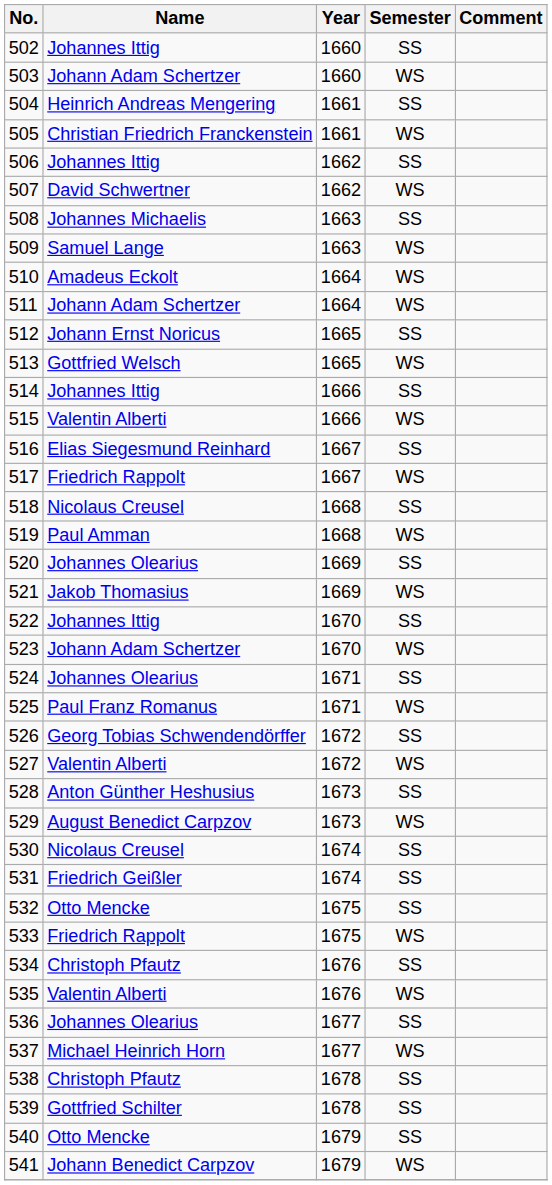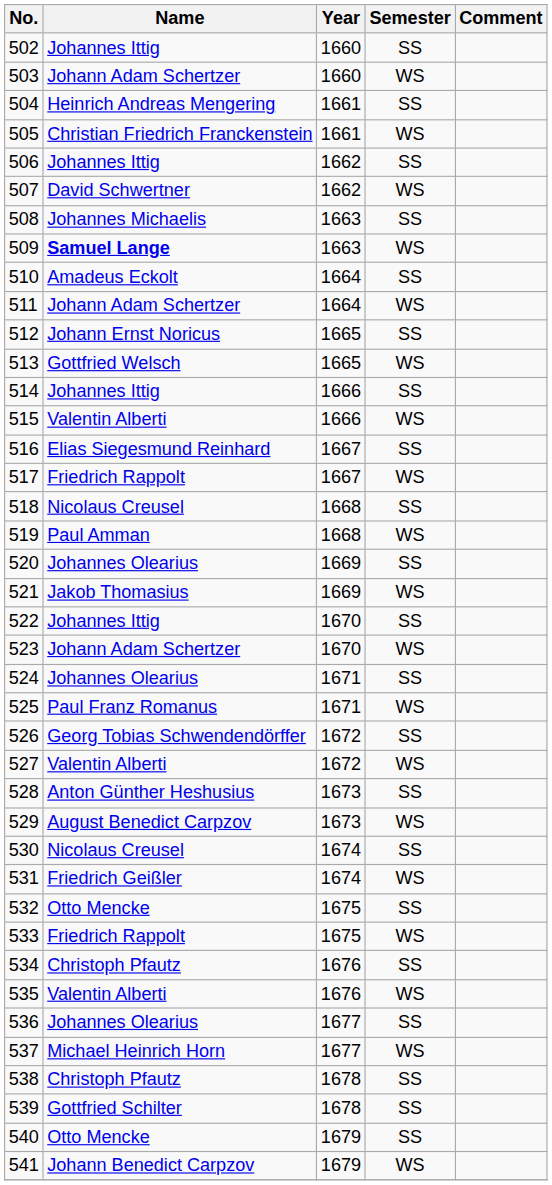(106, 248) normal -> (109, 248) bold
(410, 276) WS -> (410, 276) SS
(410, 879) SS -> (410, 879) WS
